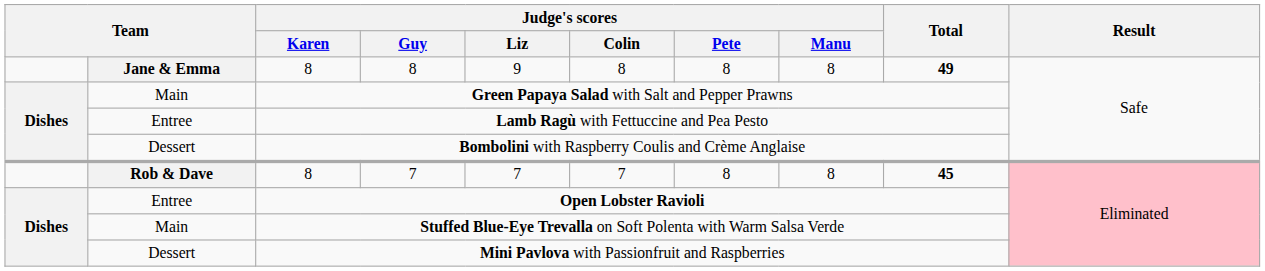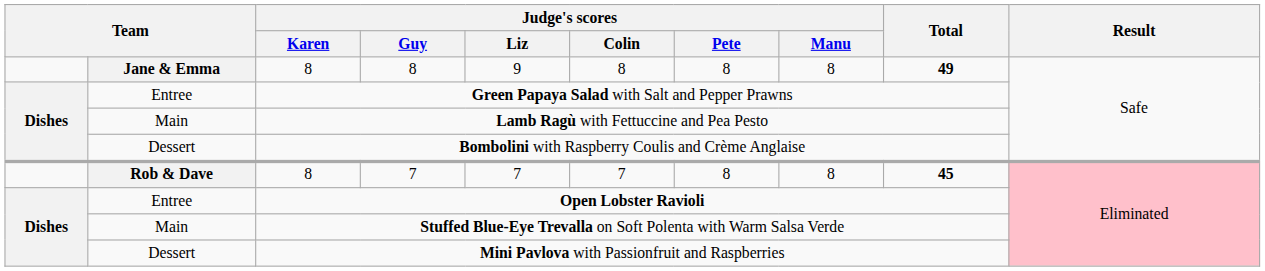(172, 95) Main -> (172, 95) Entree
(172, 121) Entree -> (172, 121) Main
